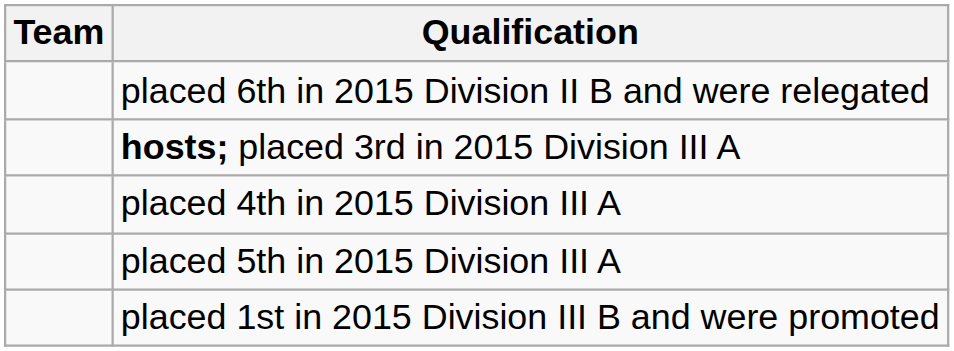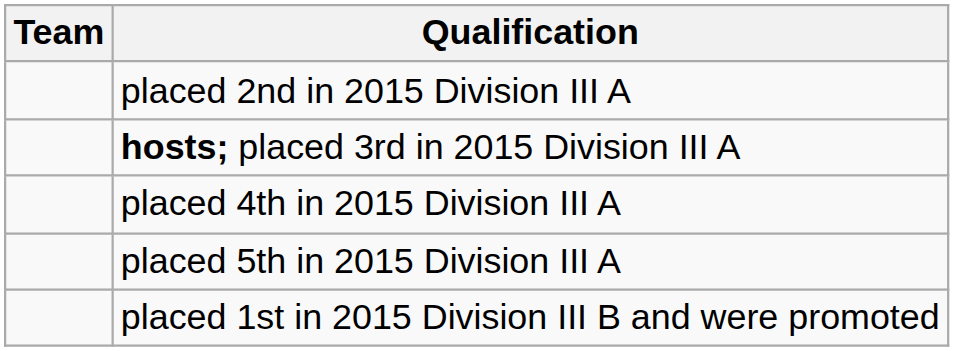- row: (525, 89)
+ row: (376, 89)
